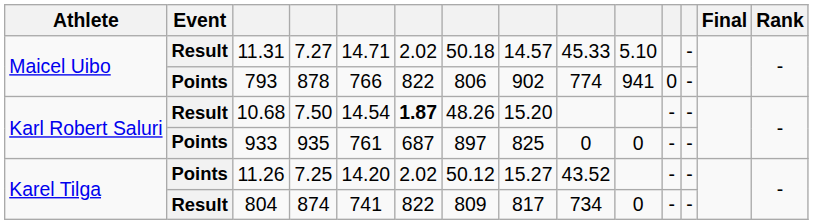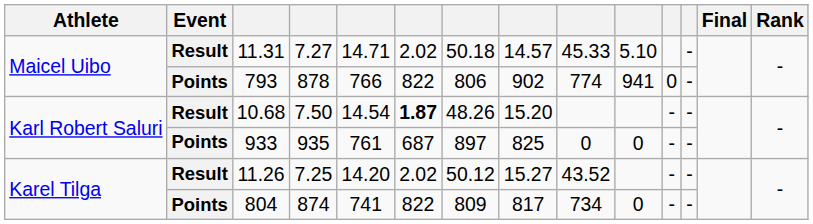(200, 174) Points -> (200, 174) Result
(200, 205) Result -> (200, 205) Points
